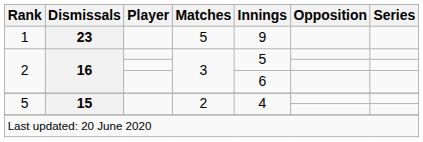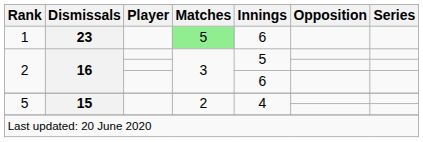(203, 37) no background -> (203, 37) lightgreen background
(262, 37) 9 -> (262, 37) 6
